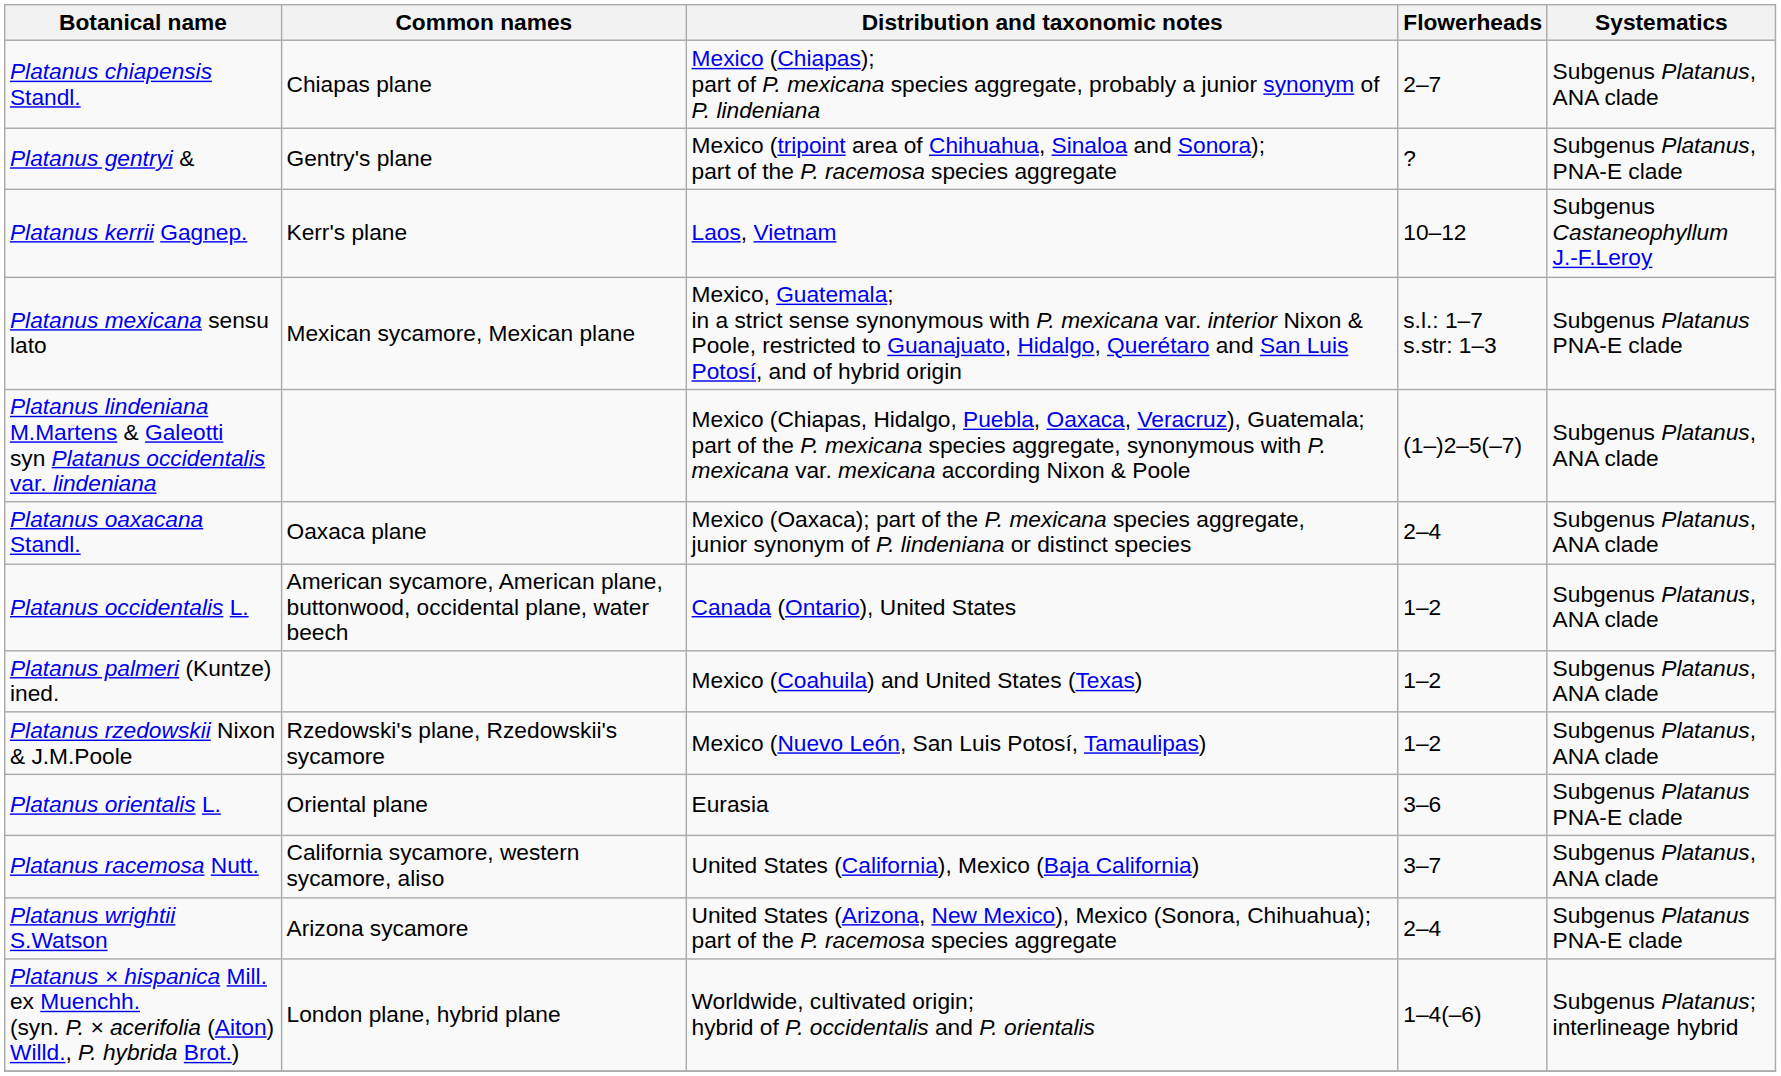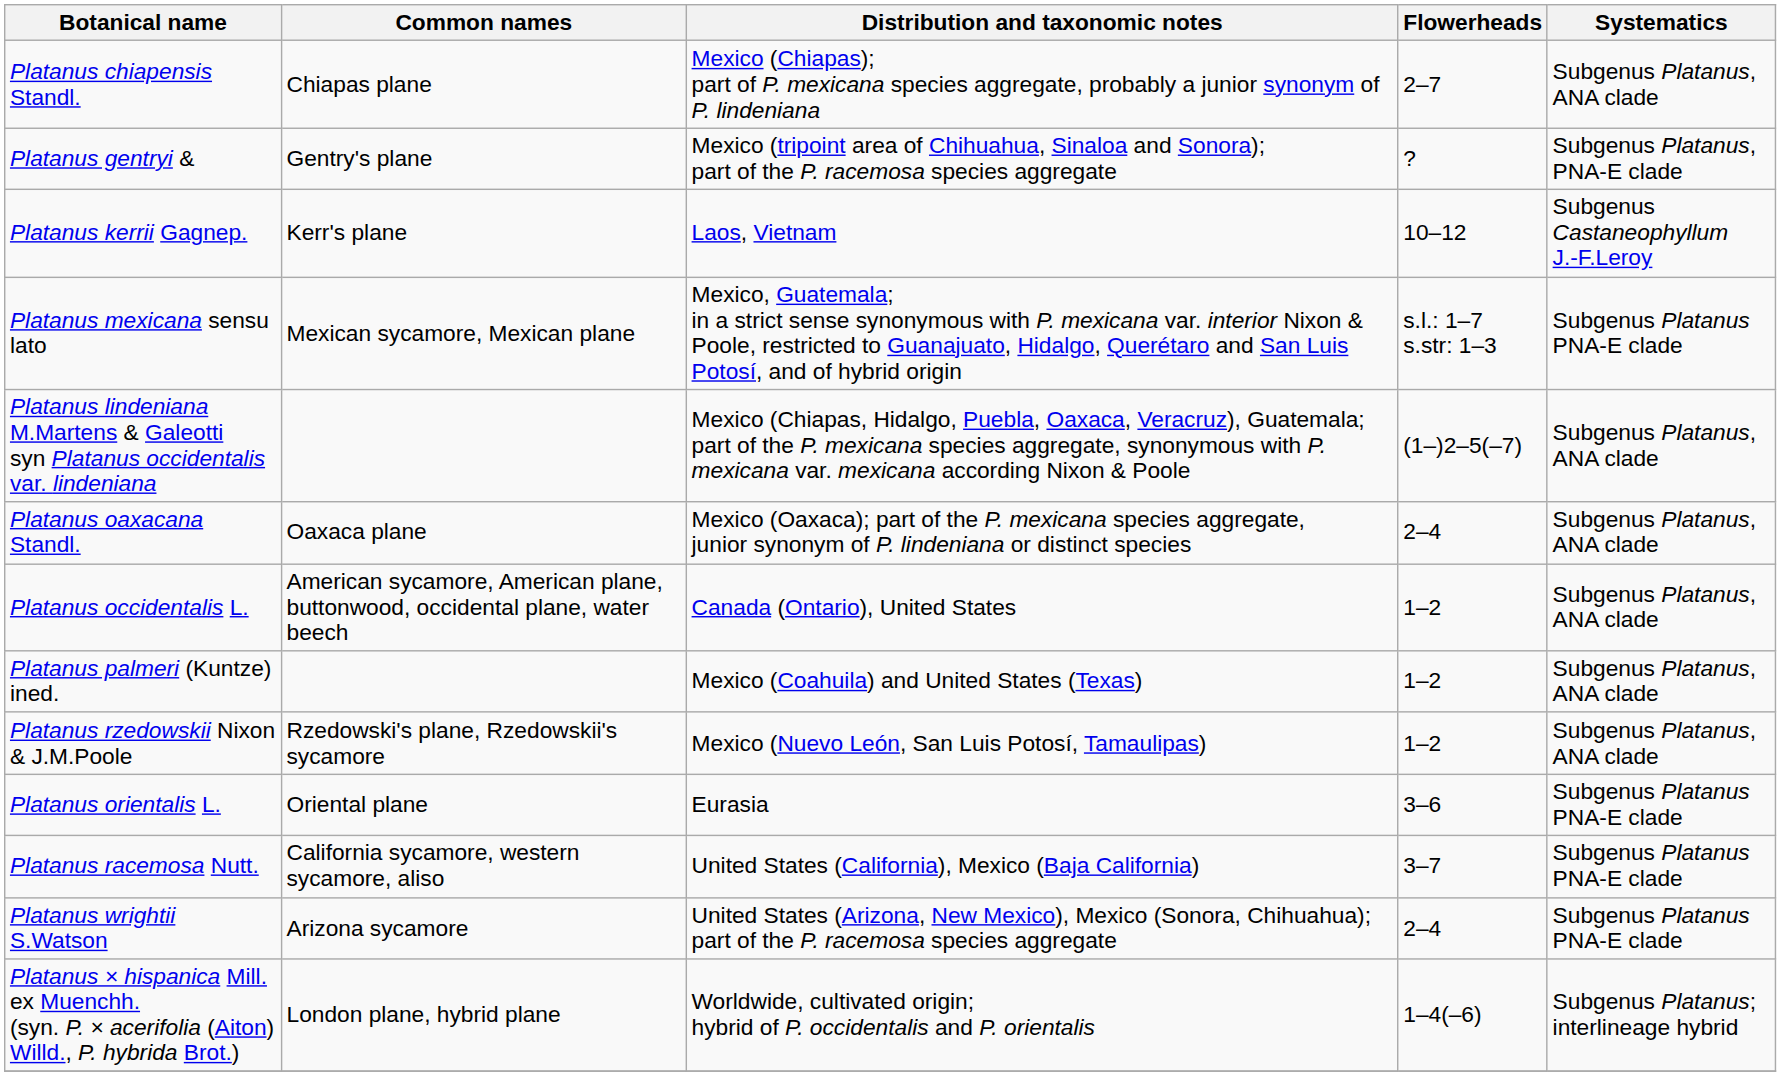(1654, 866) Subgenus Platanus, ANA clade -> (1651, 866) Subgenus Platanus PNA-E clade
